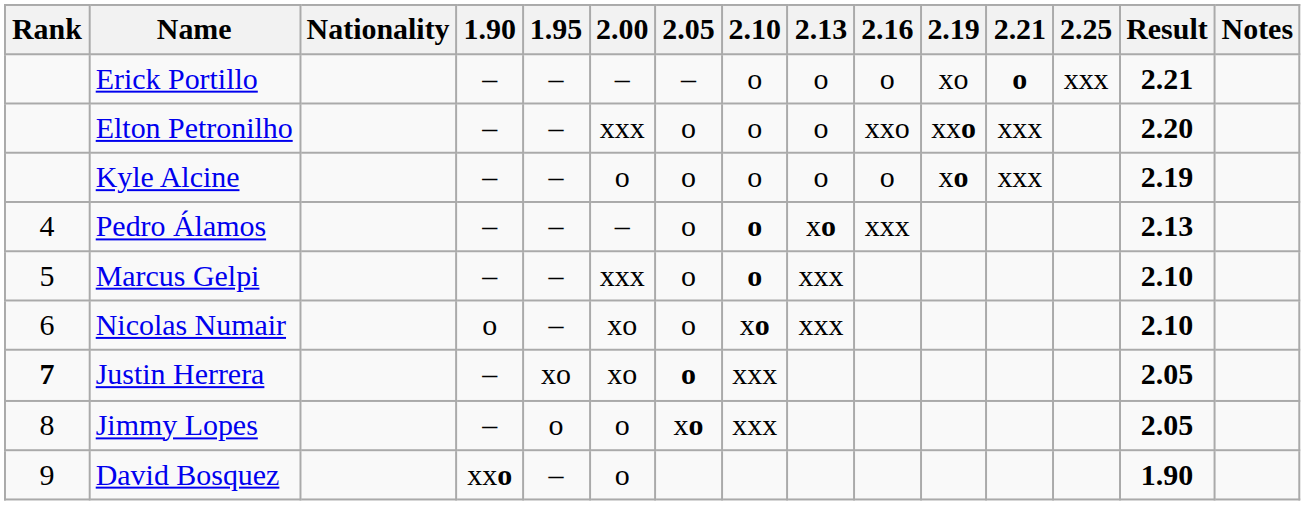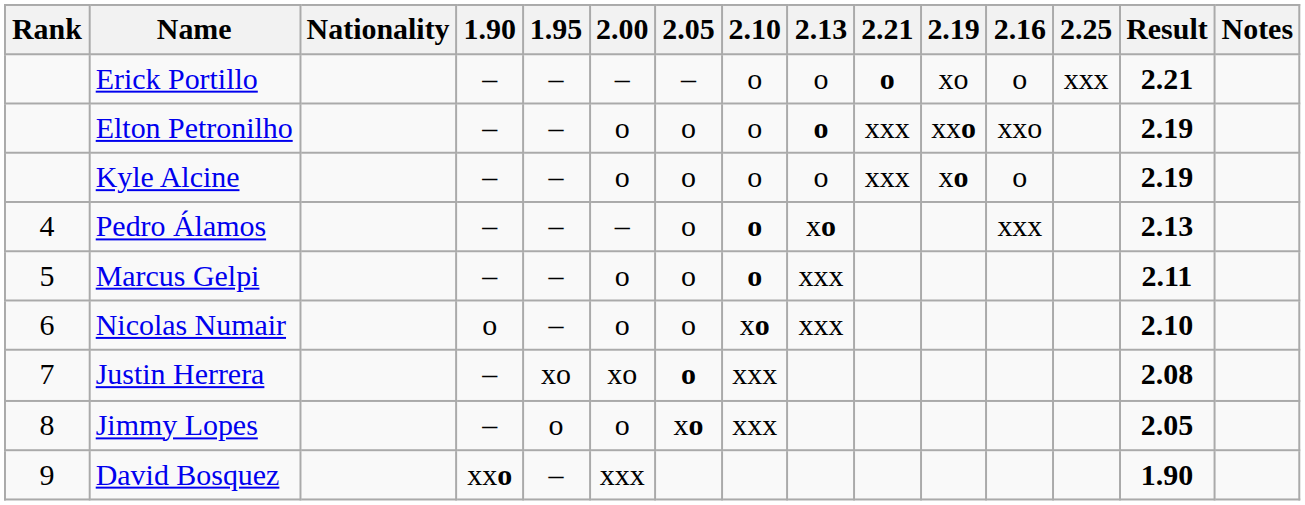columns swapped: (887, 29) <-> (1020, 29)
(622, 128) xxx -> (622, 128) o
(821, 128) normal -> (821, 128) bold
(1167, 128) 2.20 -> (1167, 128) 2.19
(622, 276) xxx -> (622, 276) o
(1167, 276) 2.10 -> (1167, 276) 2.11
(622, 325) xo -> (622, 325) o
(47, 374) bold -> (47, 374) normal
(1167, 374) 2.05 -> (1167, 374) 2.08
(622, 473) o -> (622, 473) xxx
